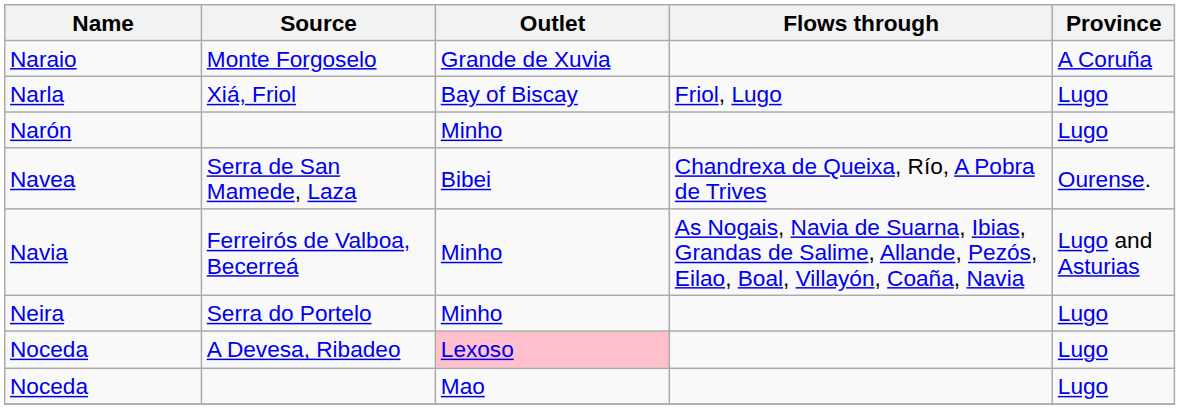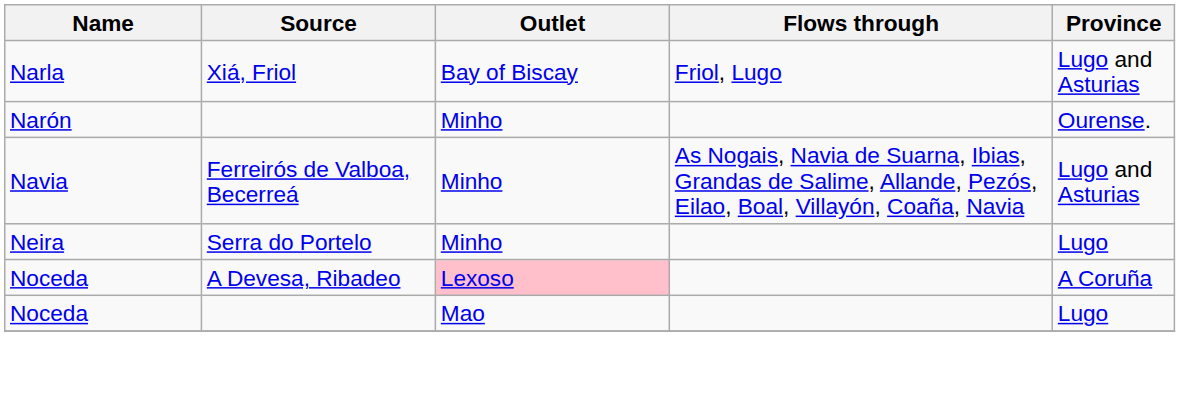- row: (43, 59)
(1083, 95) Lugo -> (1105, 71) Lugo and Asturias
(1083, 130) Lugo -> (1104, 120) Ourense.
- row: (43, 179)
(1083, 350) Lugo -> (1105, 278) A Coruña
